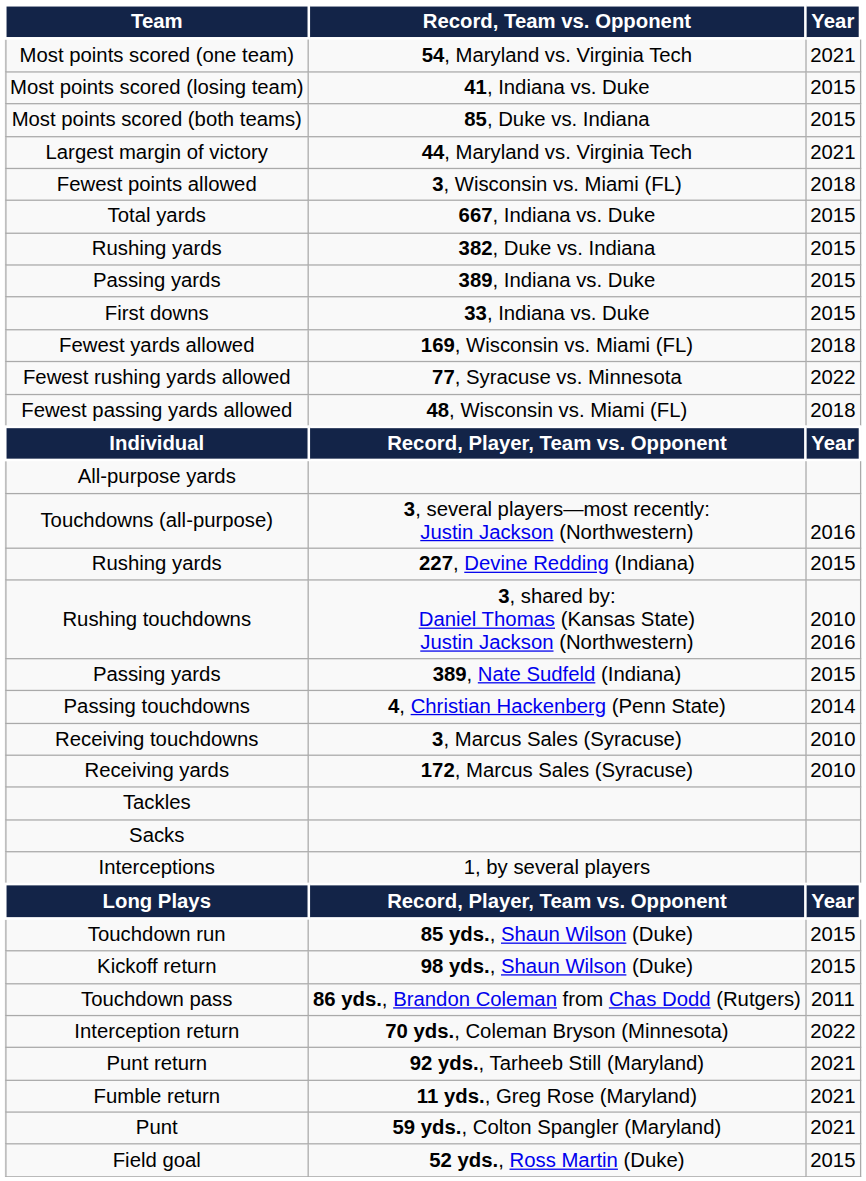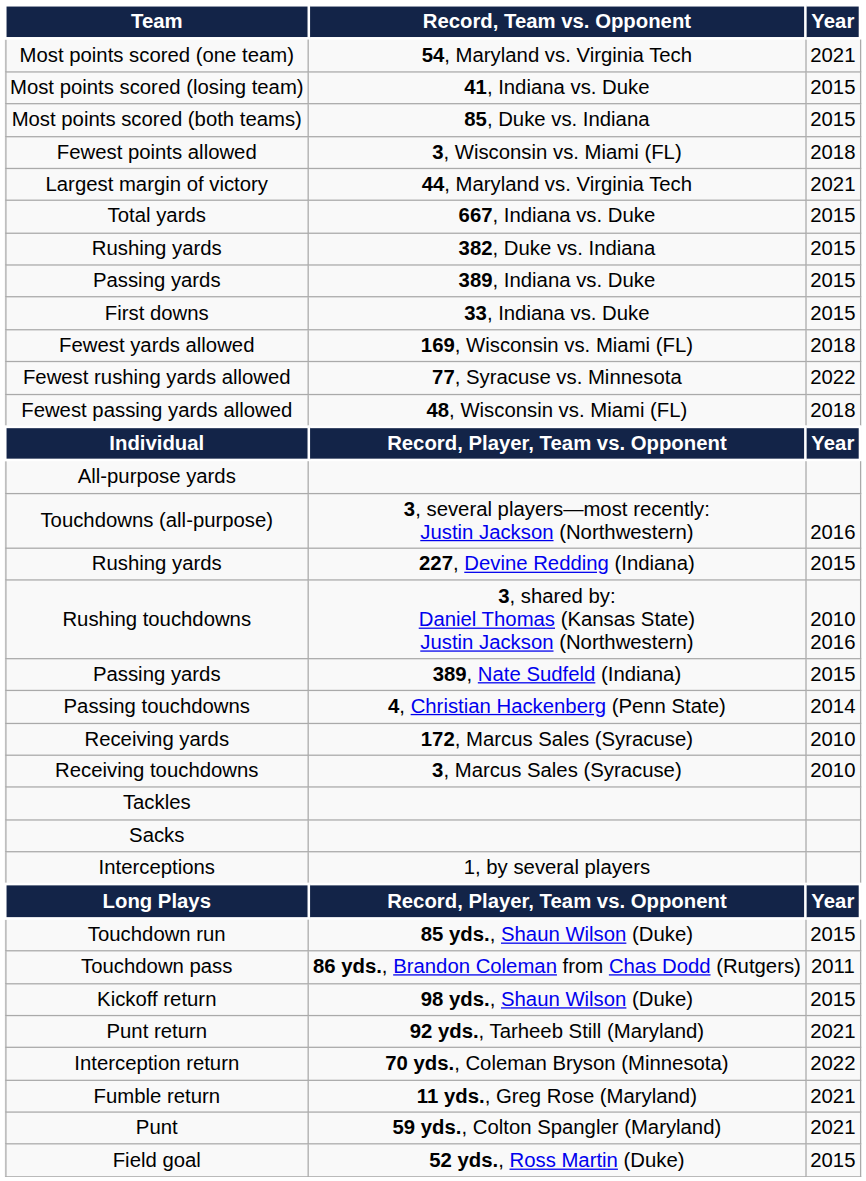rows swapped: (157, 184) <-> (157, 152)
rows swapped: (157, 771) <-> (157, 738)
rows swapped: (157, 999) <-> (157, 966)
rows swapped: (157, 1063) <-> (157, 1031)
